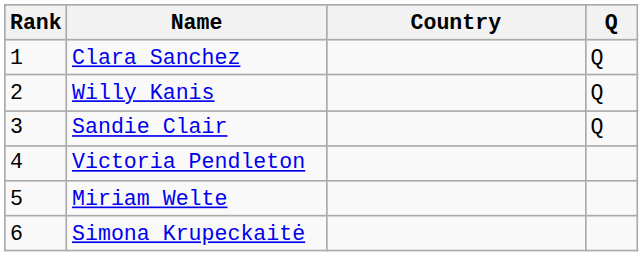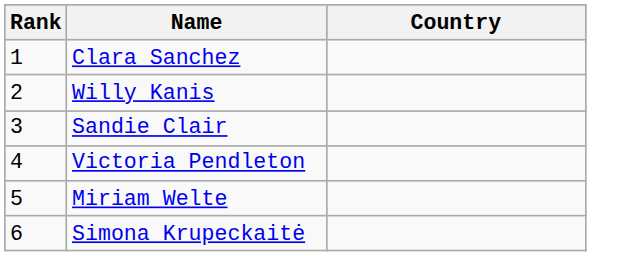- column: (611, 22)
